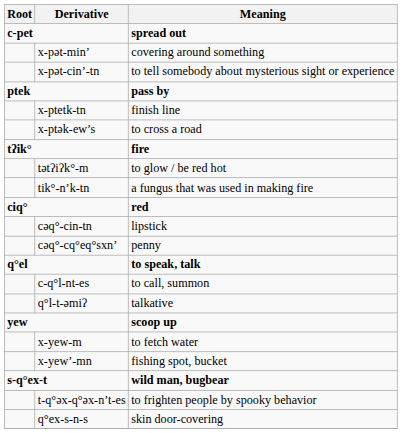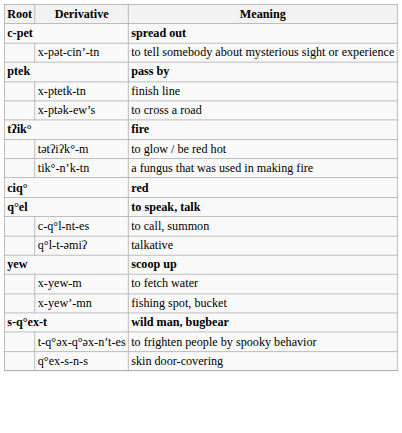- row: (64, 52)
- row: (65, 226)
- row: (77, 245)
